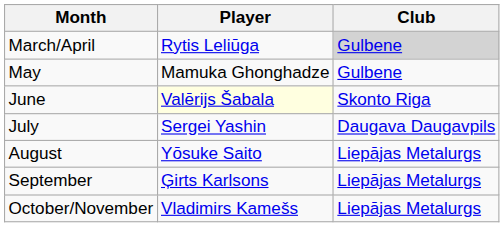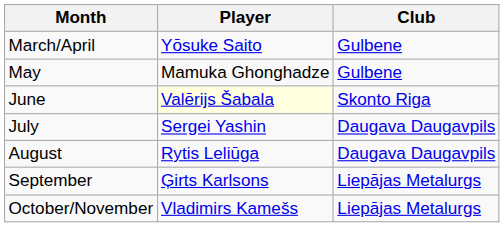(210, 45) Rytis Leliūga -> (211, 45) Yōsuke Saito
(370, 45) lightgrey background -> (370, 45) no background
(211, 153) Yōsuke Saito -> (210, 153) Rytis Leliūga
(409, 153) Liepājas Metalurgs -> (416, 153) Daugava Daugavpils
